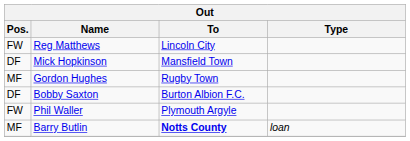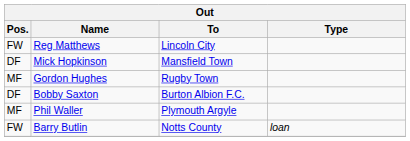(15, 111) FW -> (14, 111) MF
(14, 128) MF -> (15, 128) FW
(194, 128) bold -> (191, 128) normal
